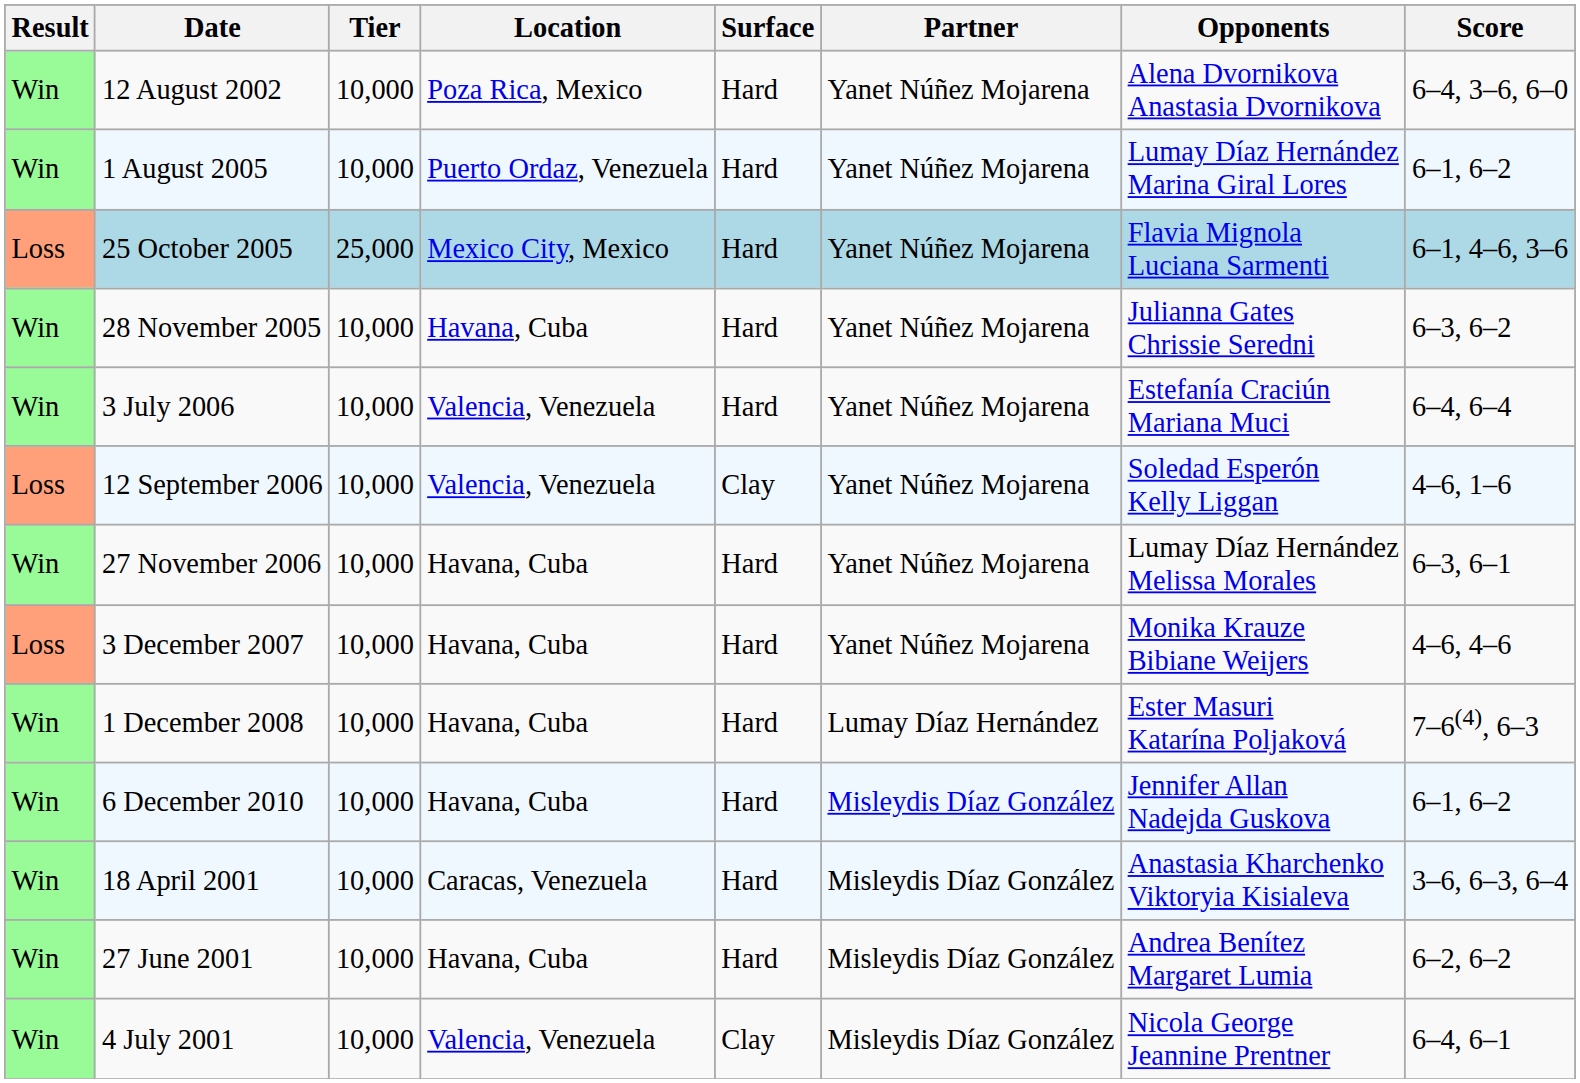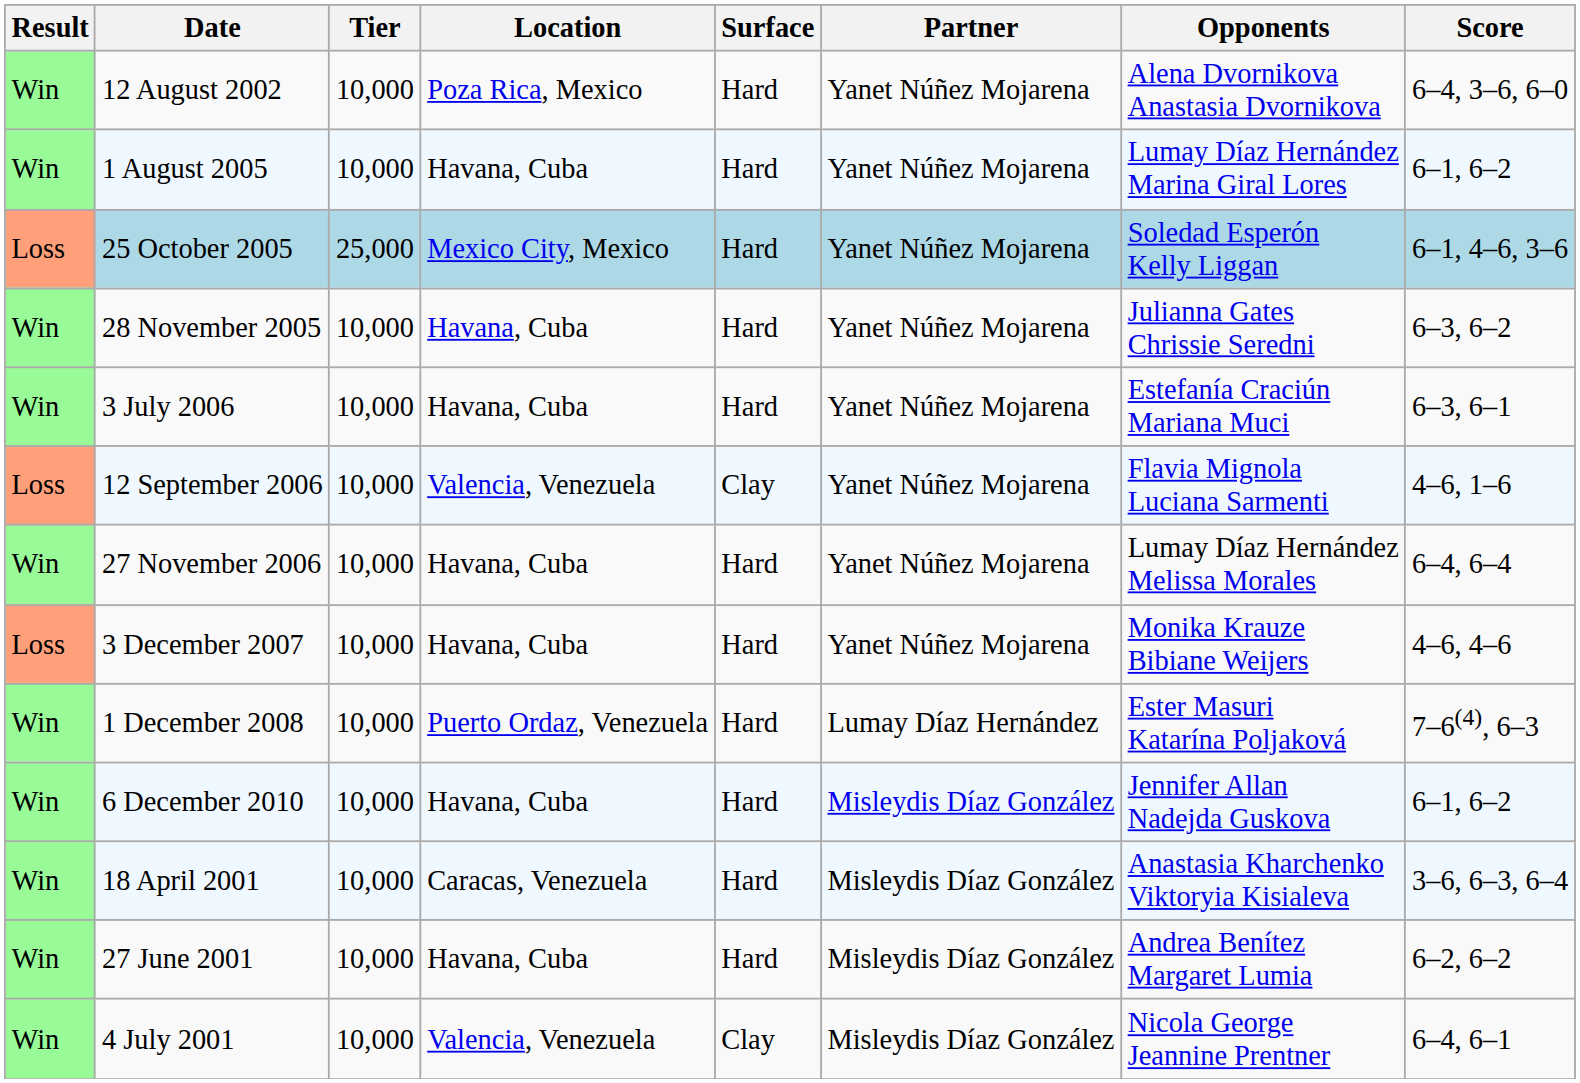(568, 168) Puerto Ordaz, Venezuela -> (508, 168) Havana, Cuba
(1228, 247) Flavia Mignola Luciana Sarmenti -> (1223, 247) Soledad Esperón Kelly Liggan
(541, 405) Valencia, Venezuela -> (508, 405) Havana, Cuba
(1462, 405) 6–4, 6–4 -> (1462, 405) 6–3, 6–1
(1223, 484) Soledad Esperón Kelly Liggan -> (1228, 484) Flavia Mignola Luciana Sarmenti
(1462, 563) 6–3, 6–1 -> (1462, 563) 6–4, 6–4
(508, 721) Havana, Cuba -> (568, 721) Puerto Ordaz, Venezuela
